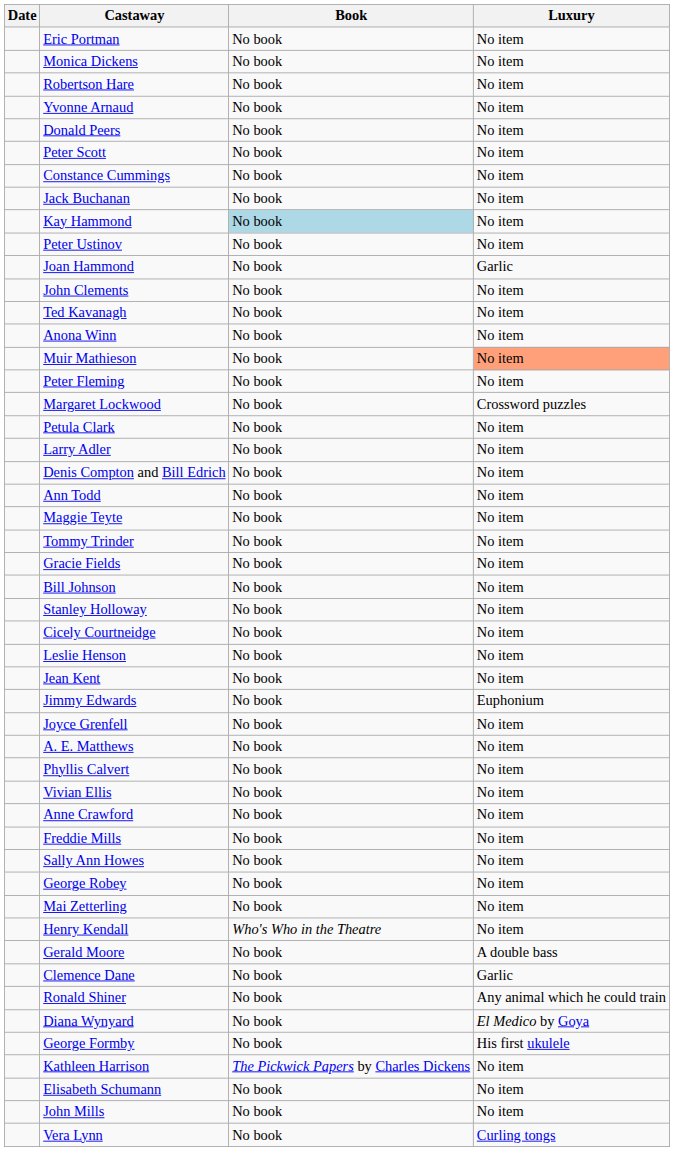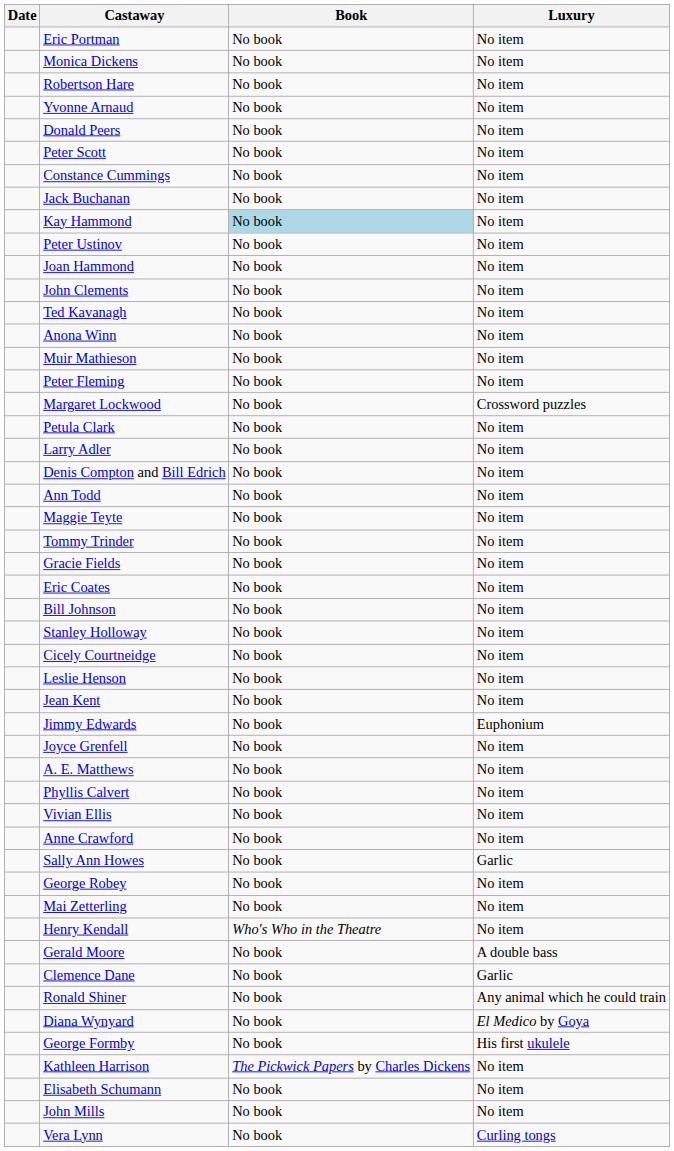(495, 267) Garlic -> (500, 267) No item
(500, 358) lightsalmon background -> (500, 358) no background
+ row: (77, 586)
- row: (82, 838)
(500, 860) No item -> (495, 860) Garlic
